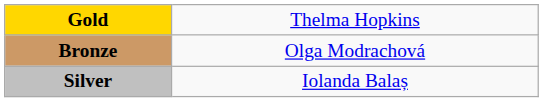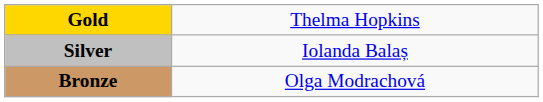rows swapped: (88, 81) <-> (88, 50)
